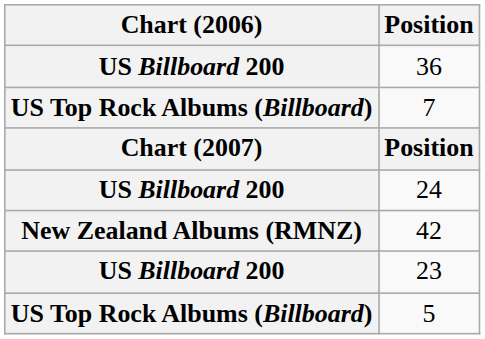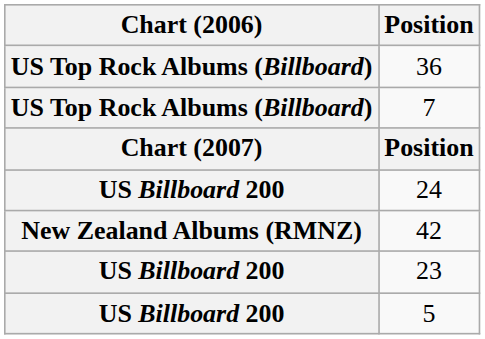(192, 66) US Billboard 200 -> (192, 66) US Top Rock Albums (Billboard)
(192, 312) US Top Rock Albums (Billboard) -> (192, 312) US Billboard 200
